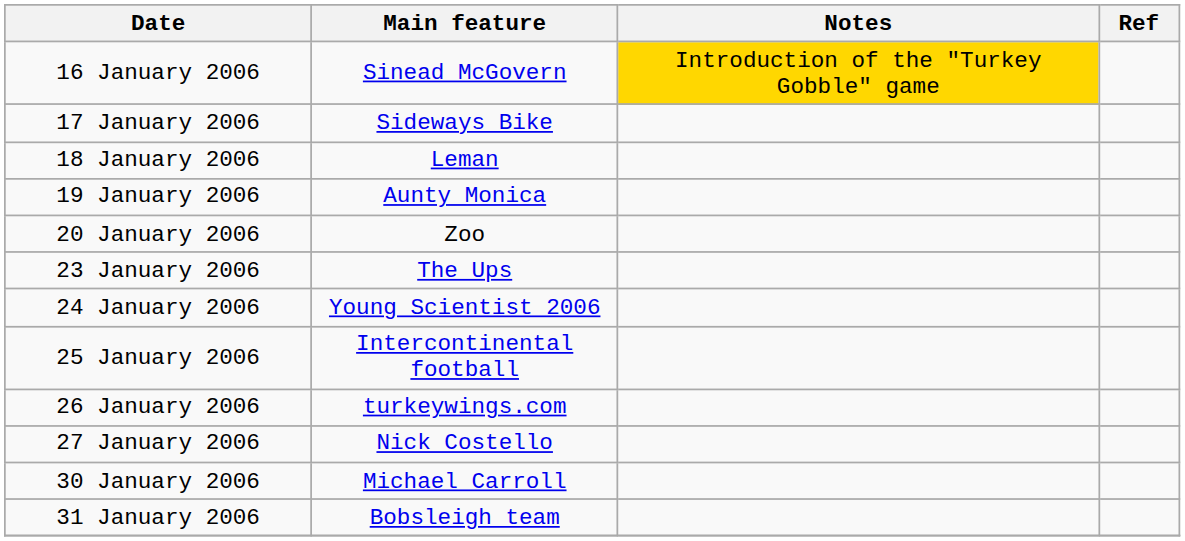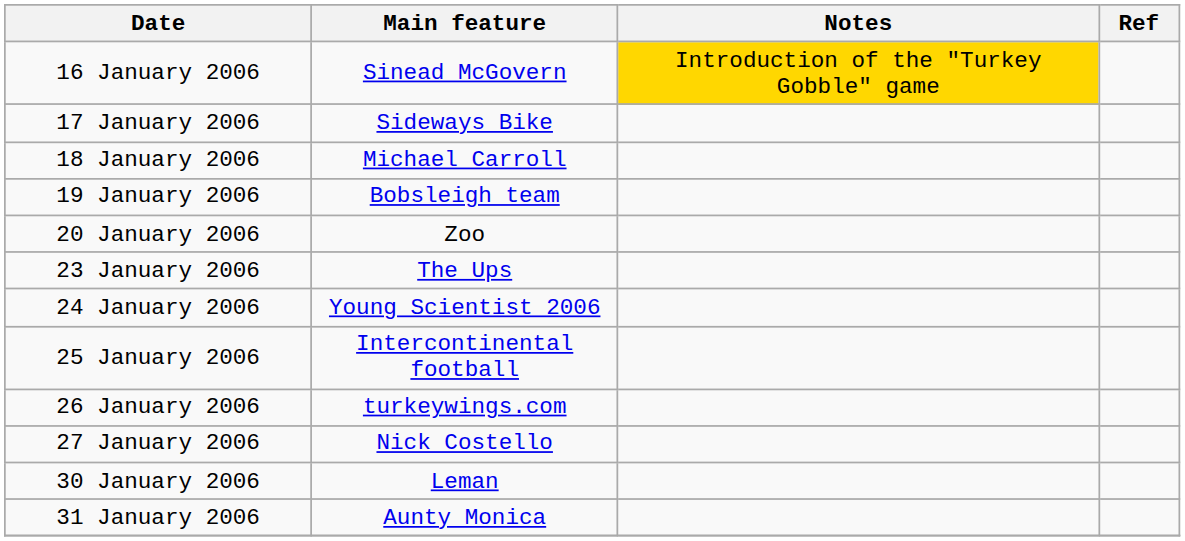(465, 160) Leman -> (465, 160) Michael Carroll
(465, 197) Aunty Monica -> (465, 197) Bobsleigh team
(465, 481) Michael Carroll -> (465, 481) Leman
(465, 518) Bobsleigh team -> (465, 518) Aunty Monica
